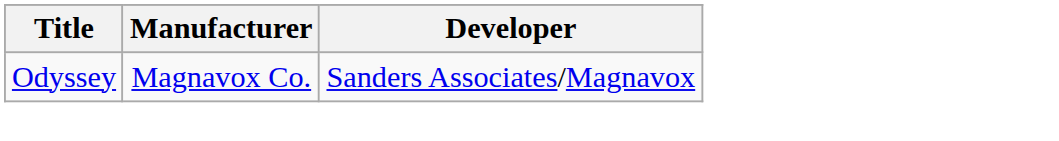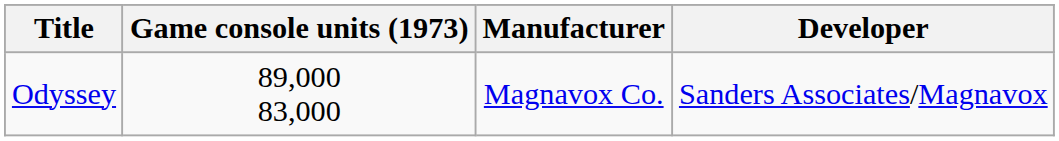+ column: (299, 28)
